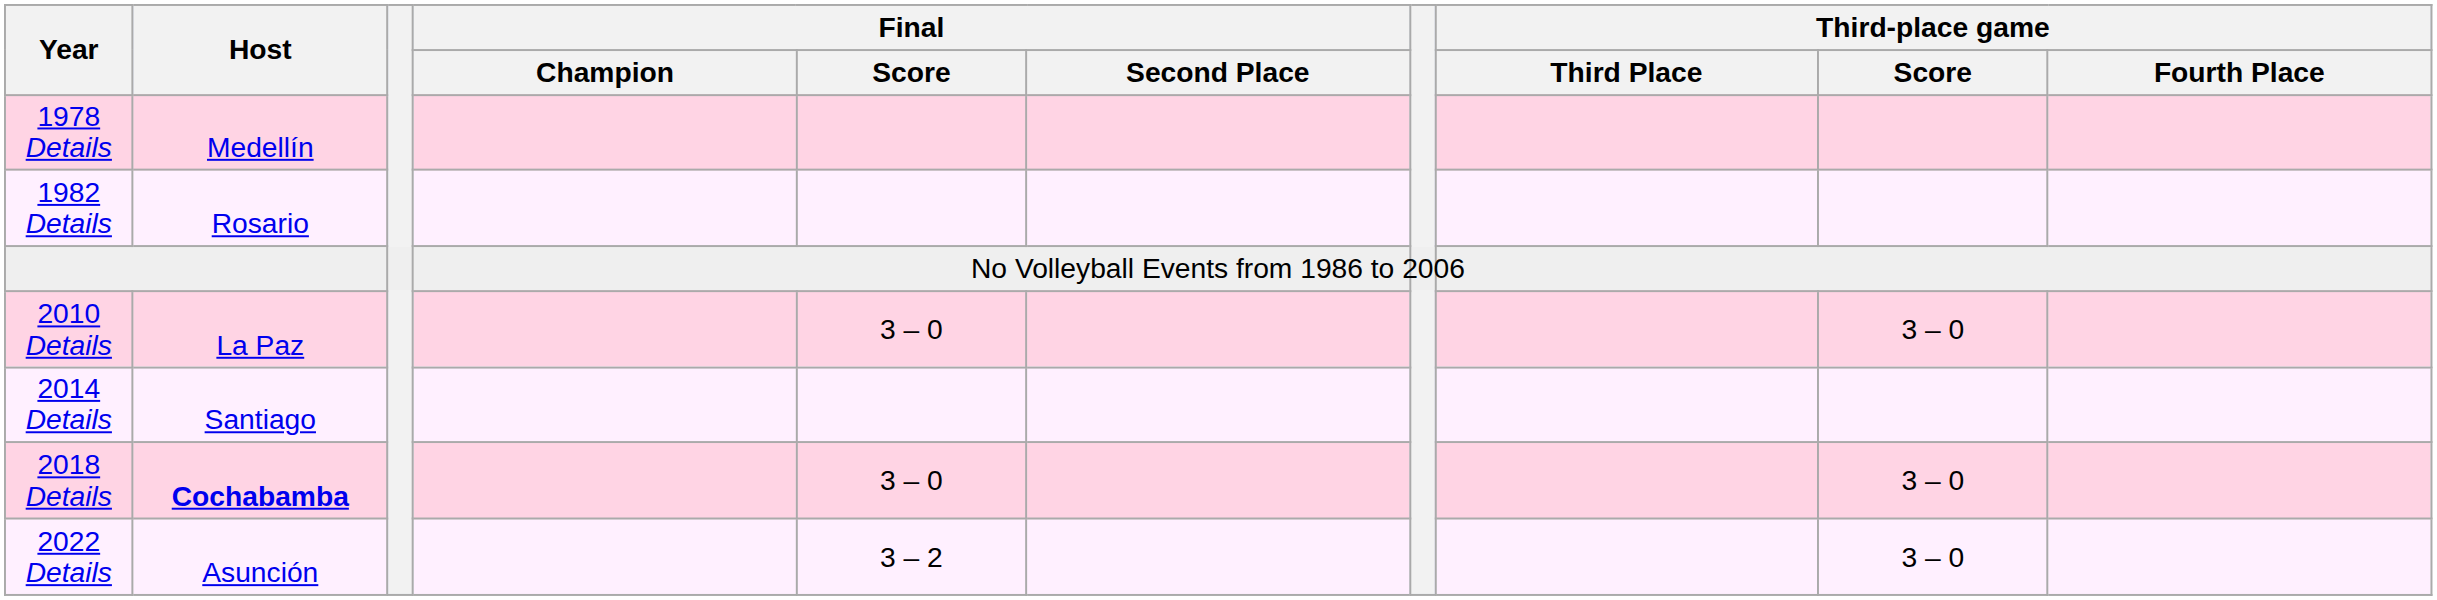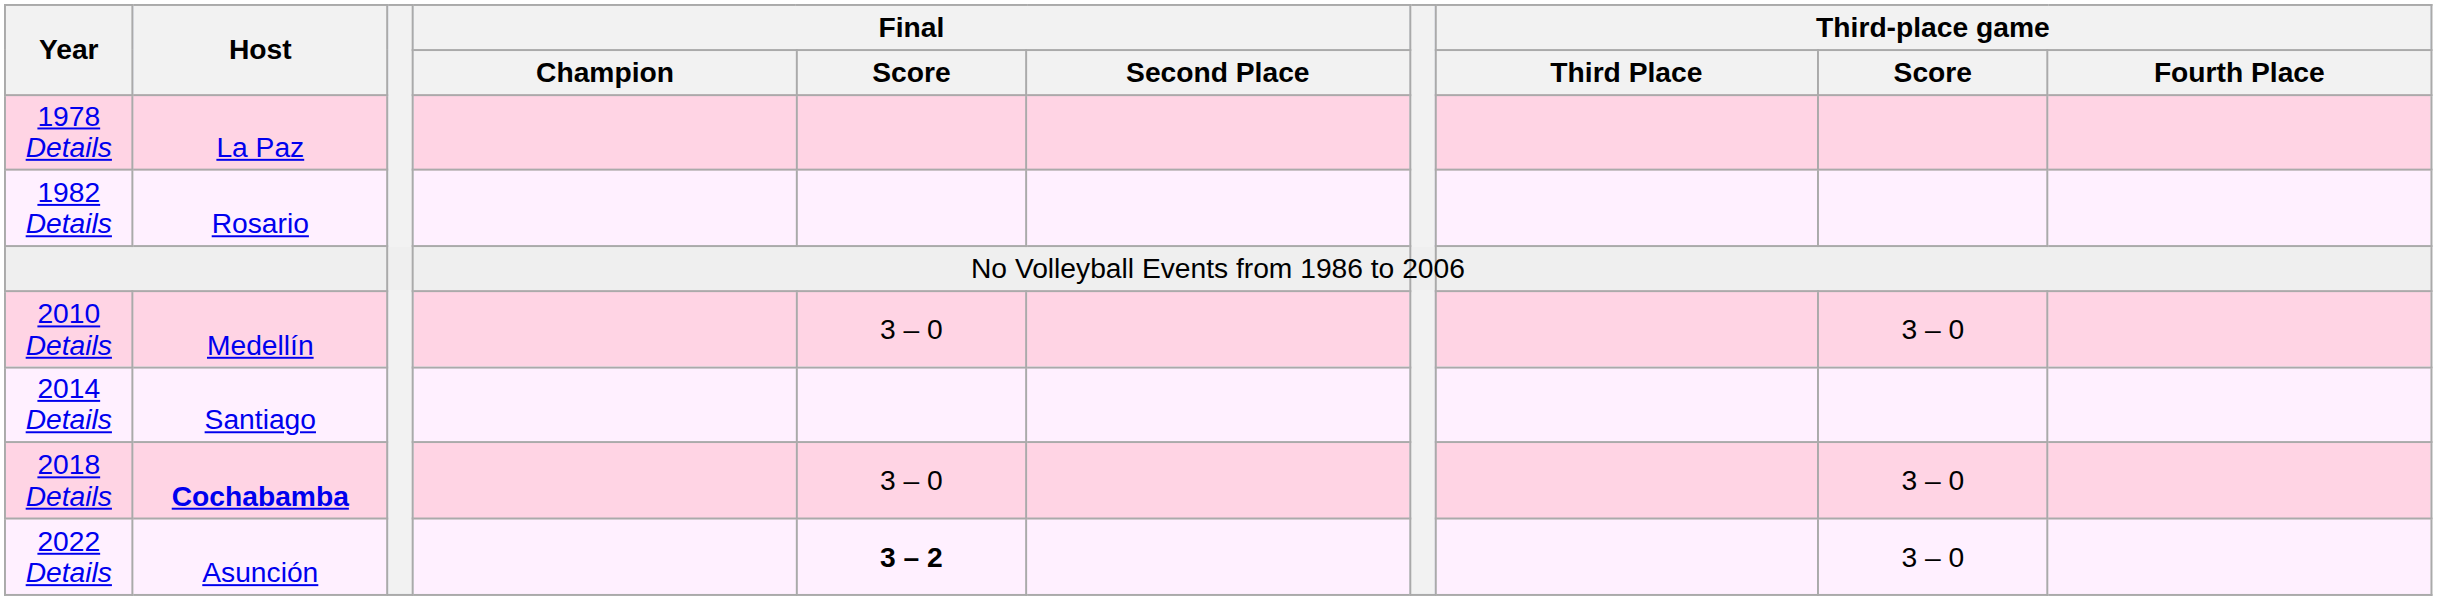(260, 148) Medellín -> (260, 148) La Paz
(260, 345) La Paz -> (260, 345) Medellín
(911, 557) normal -> (911, 557) bold
